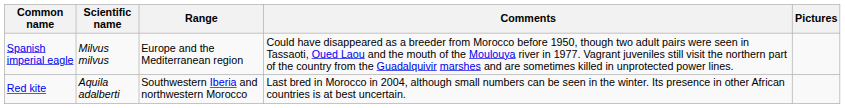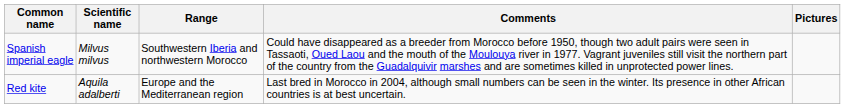(192, 54) Europe and the Mediterranean region -> (199, 54) Southwestern Iberia and northwestern Morocco
(199, 89) Southwestern Iberia and northwestern Morocco -> (192, 89) Europe and the Mediterranean region
